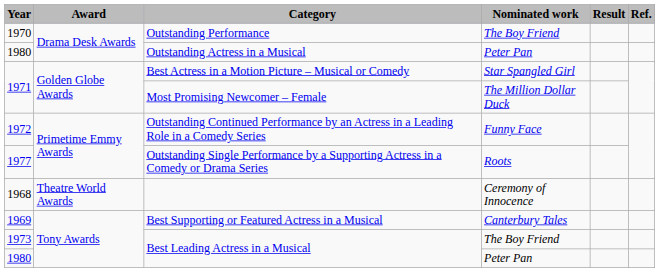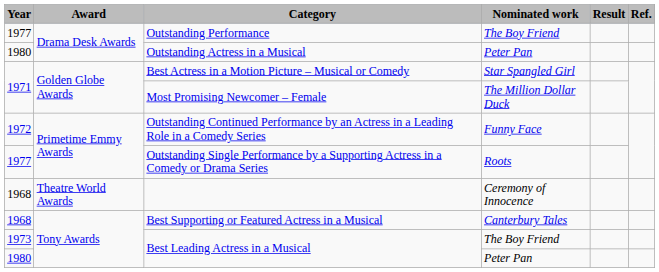(19, 33) 1970 -> (19, 33) 1977
(19, 220) 1969 -> (19, 220) 1968
